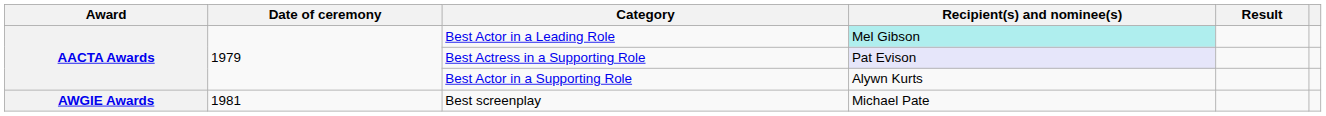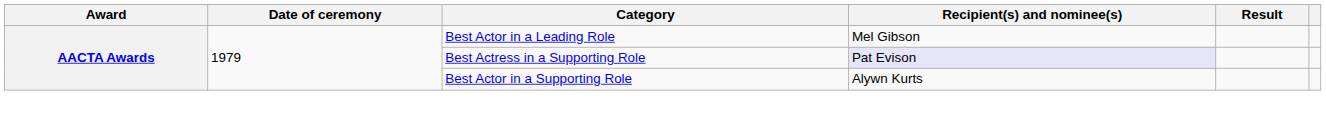(886, 36) paleturquoise background -> (886, 36) no background
- row: (493, 100)
